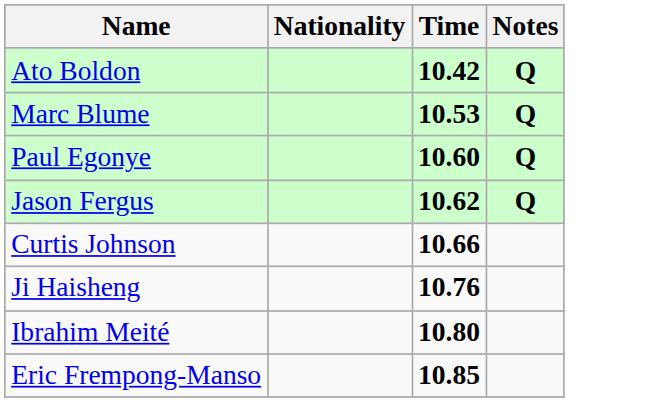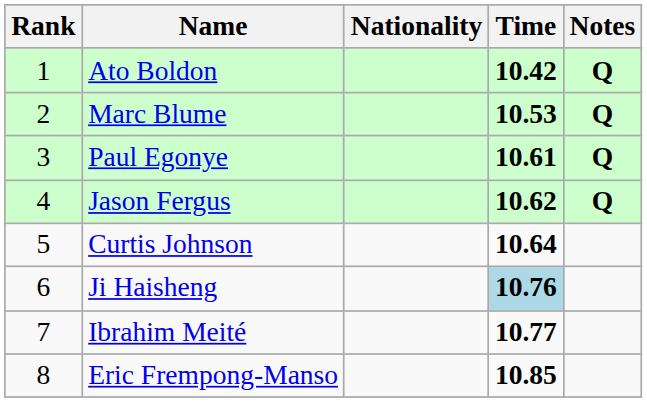+ column: (43, 26)
(449, 157) 10.60 -> (526, 157) 10.61
(449, 244) 10.66 -> (526, 244) 10.64
(449, 288) no background -> (526, 288) lightblue background
(449, 331) 10.80 -> (526, 331) 10.77
